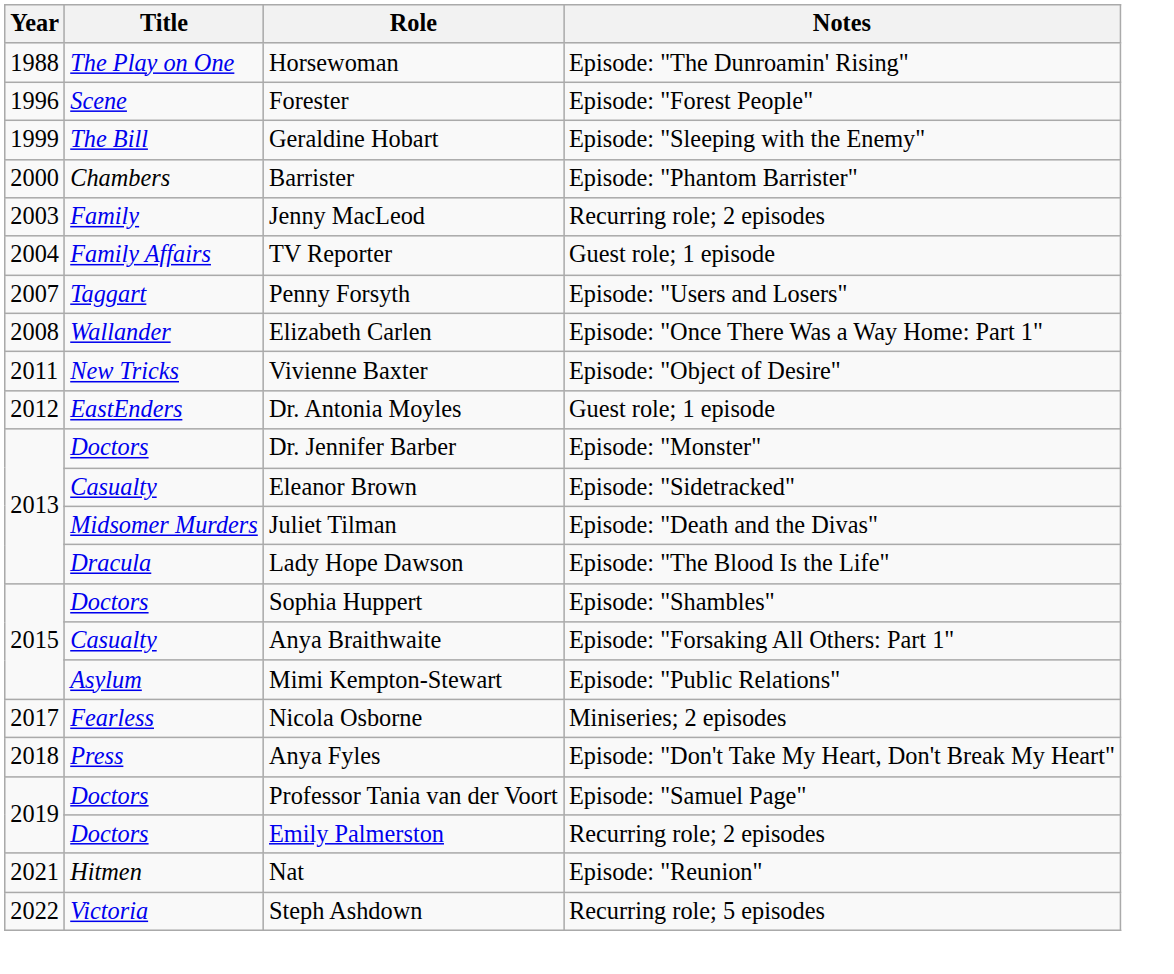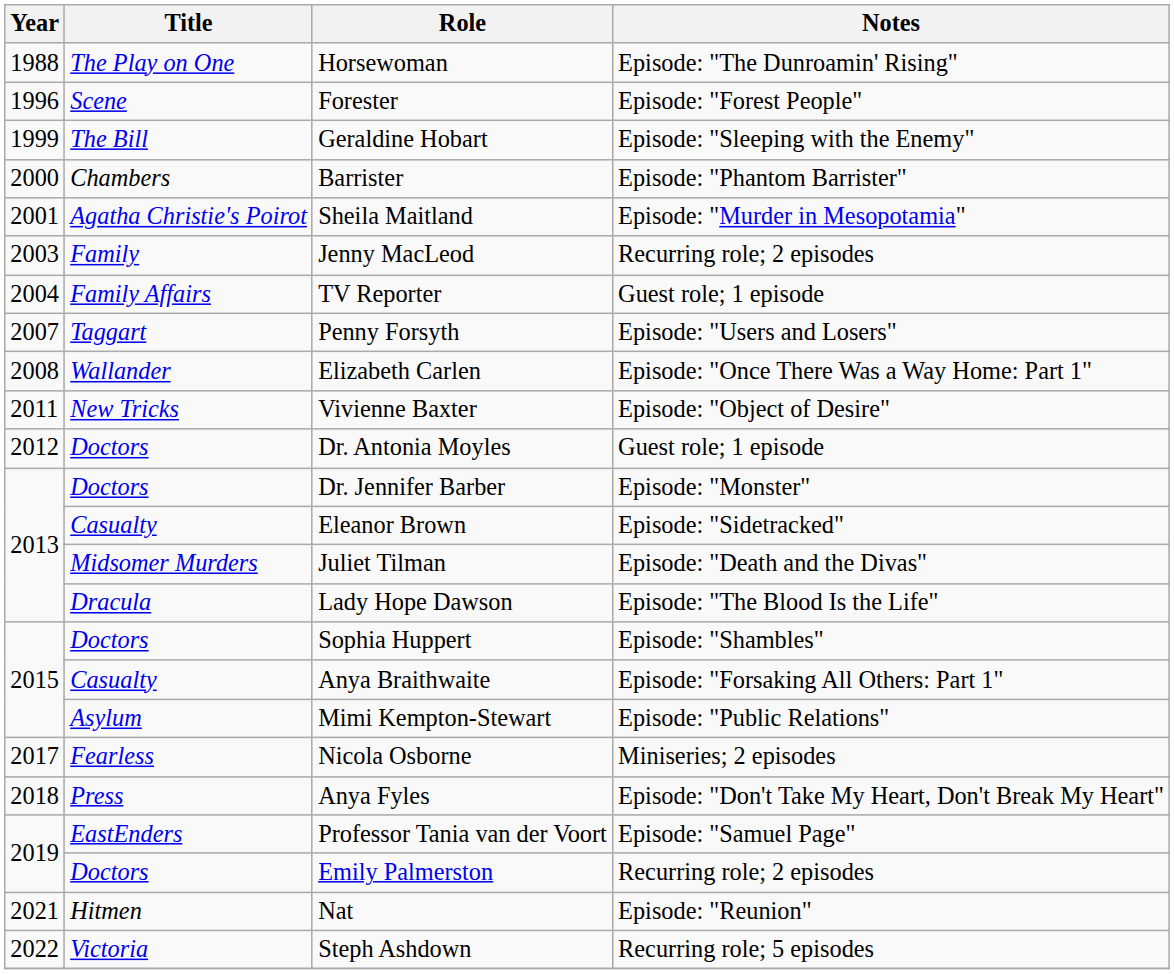+ row: (395, 216)
(126, 409) EastEnders -> (109, 448) Doctors
(109, 795) Doctors -> (126, 833) EastEnders
